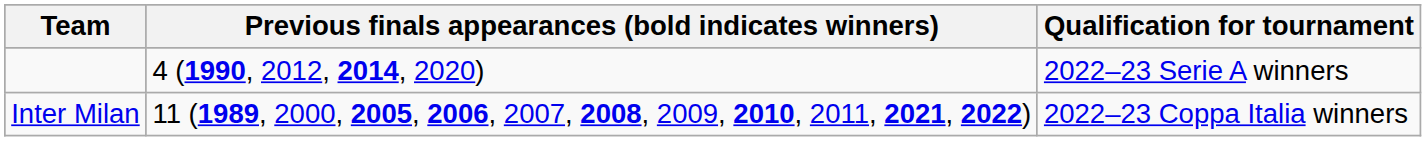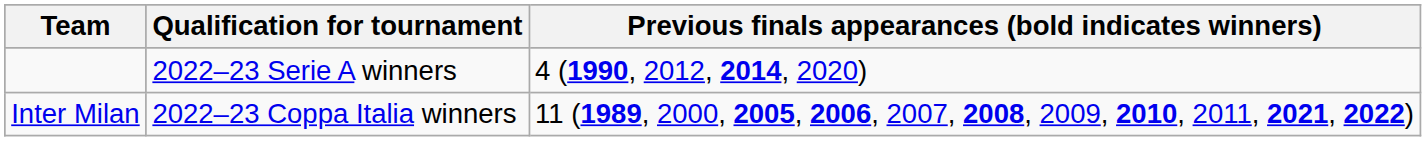columns swapped: (1229, 26) <-> (592, 26)
